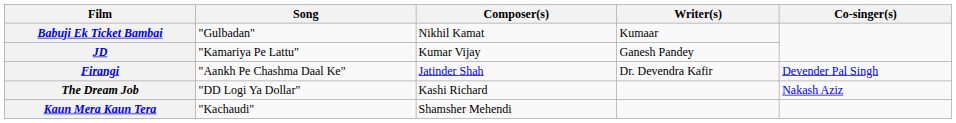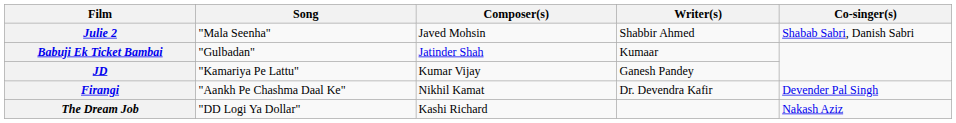+ row: (100, 33)
(451, 33) Nikhil Kamat -> (451, 52) Jatinder Shah
(451, 71) Jatinder Shah -> (451, 90) Nikhil Kamat
- row: (100, 109)
